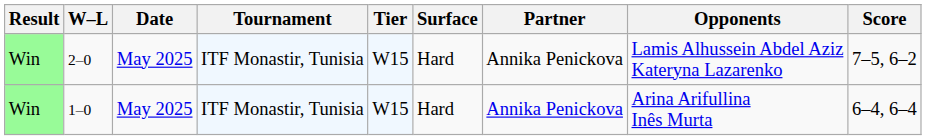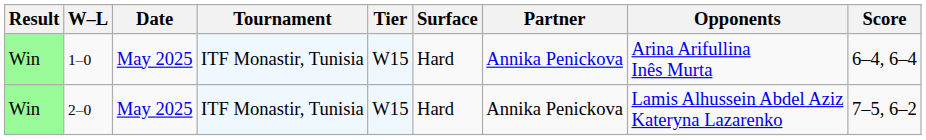rows swapped: (80, 110) <-> (80, 60)
